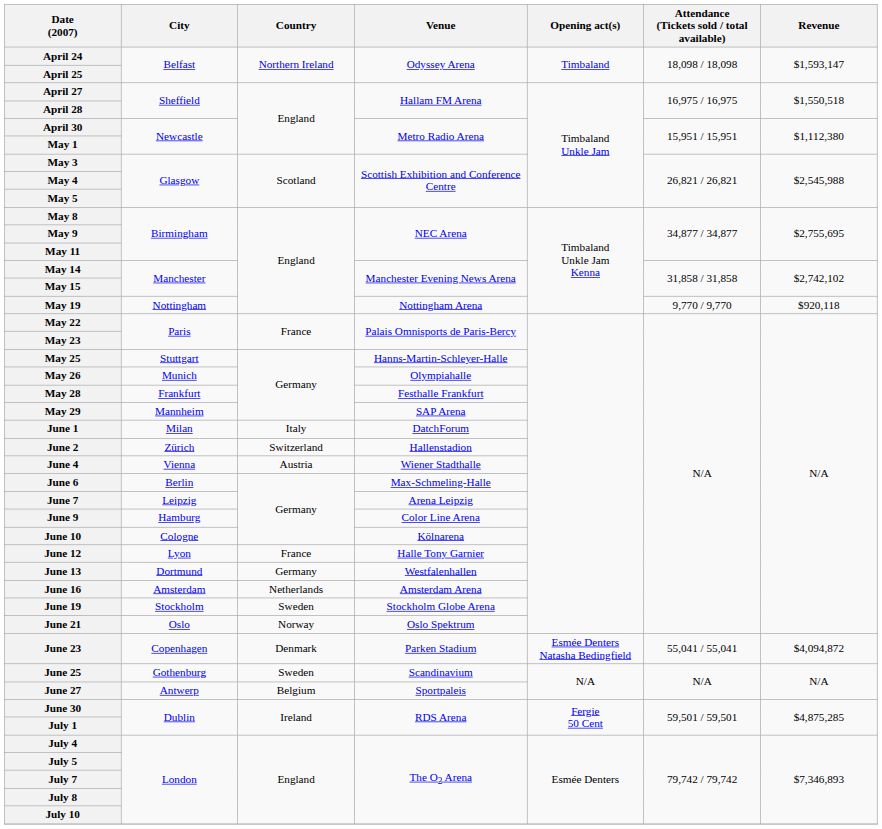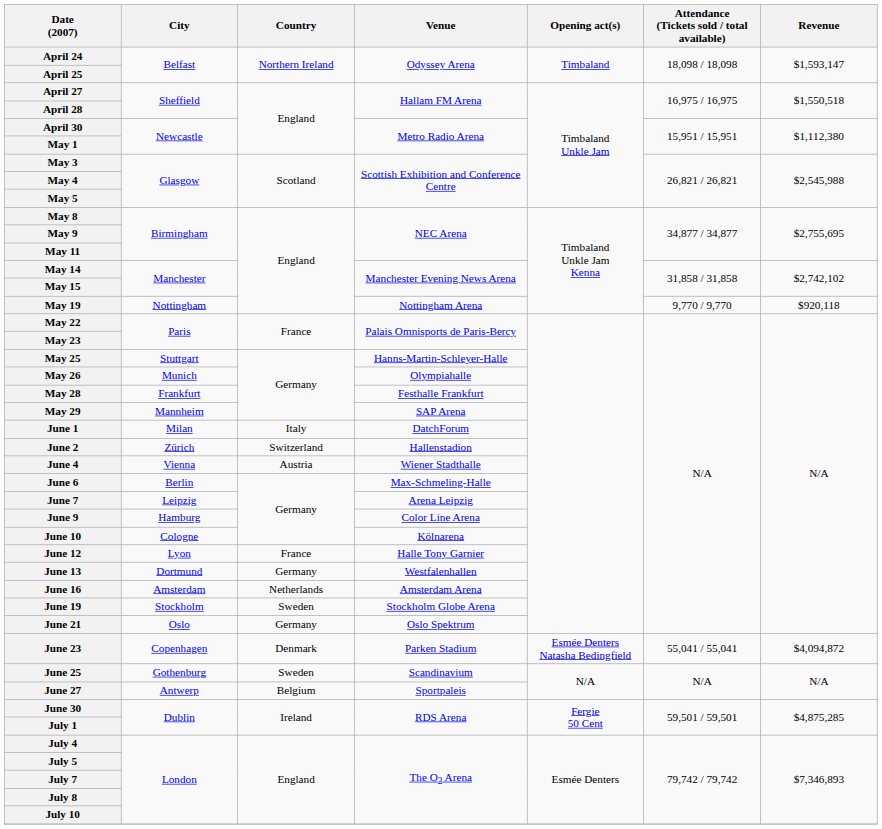(296, 624) Norway -> (296, 624) Germany
